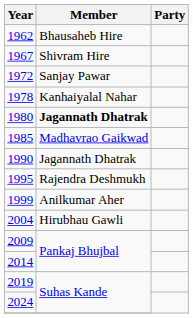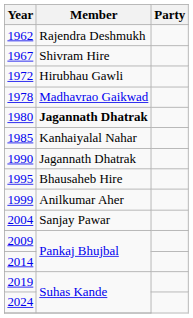(81, 35) Bhausaheb Hire -> (92, 35) Rajendra Deshmukh
(75, 76) Sanjay Pawar -> (81, 76) Hirubhau Gawli
(88, 96) Kanhaiyalal Nahar -> (94, 96) Madhavrao Gaikwad
(94, 138) Madhavrao Gaikwad -> (88, 138) Kanhaiyalal Nahar
(92, 179) Rajendra Deshmukh -> (81, 179) Bhausaheb Hire
(81, 220) Hirubhau Gawli -> (75, 220) Sanjay Pawar
